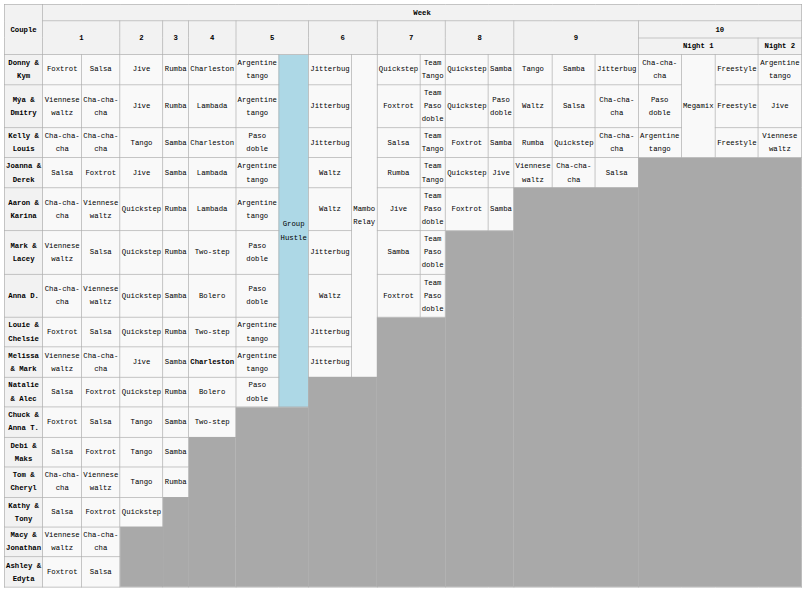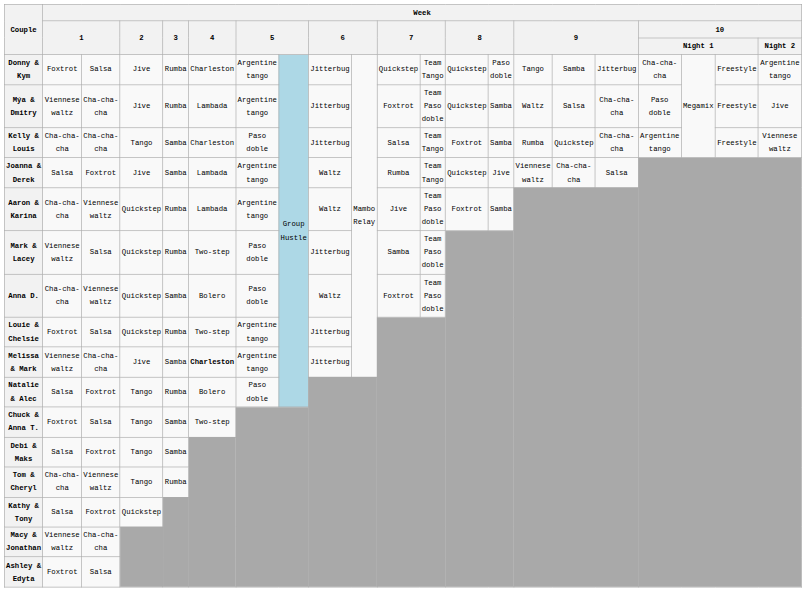(501, 70) Samba -> (501, 70) Paso doble
(501, 106) Paso doble -> (501, 106) Samba
(142, 392) Quickstep -> (142, 392) Tango
